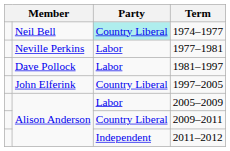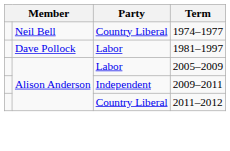(132, 31) paleturquoise background -> (132, 31) no background
- row: (198, 48)
- row: (198, 84)
(132, 119) Country Liberal -> (123, 84) Independent
(123, 137) Independent -> (132, 102) Country Liberal
